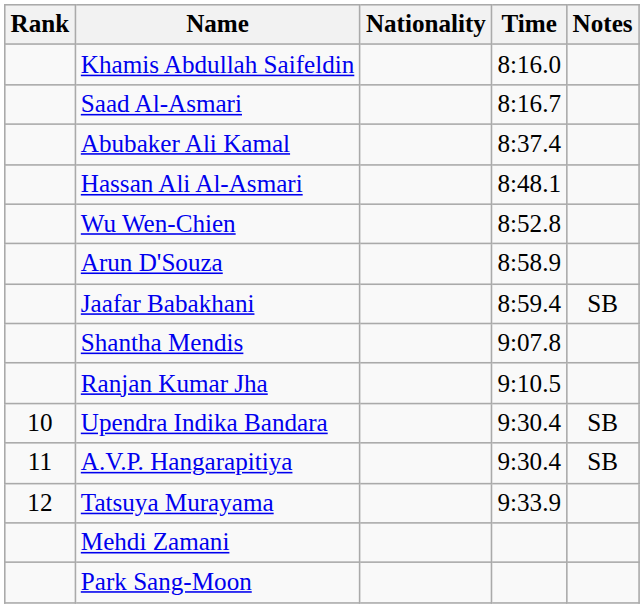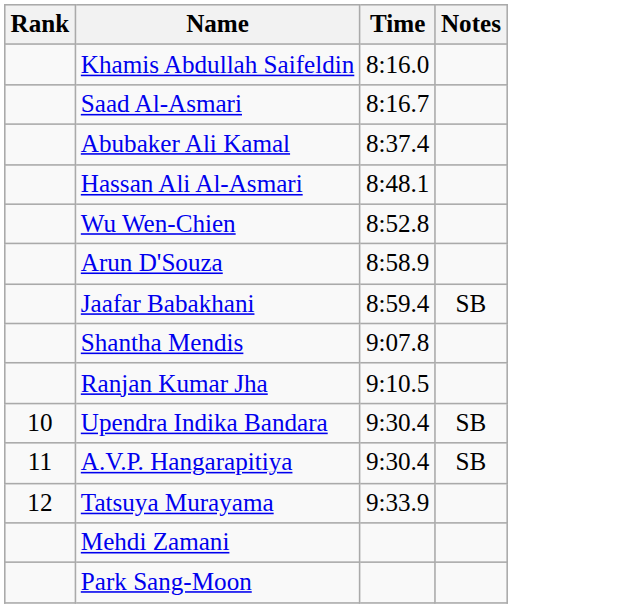- column: (426, 24)
